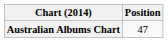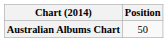(143, 29) 47 -> (143, 29) 50
